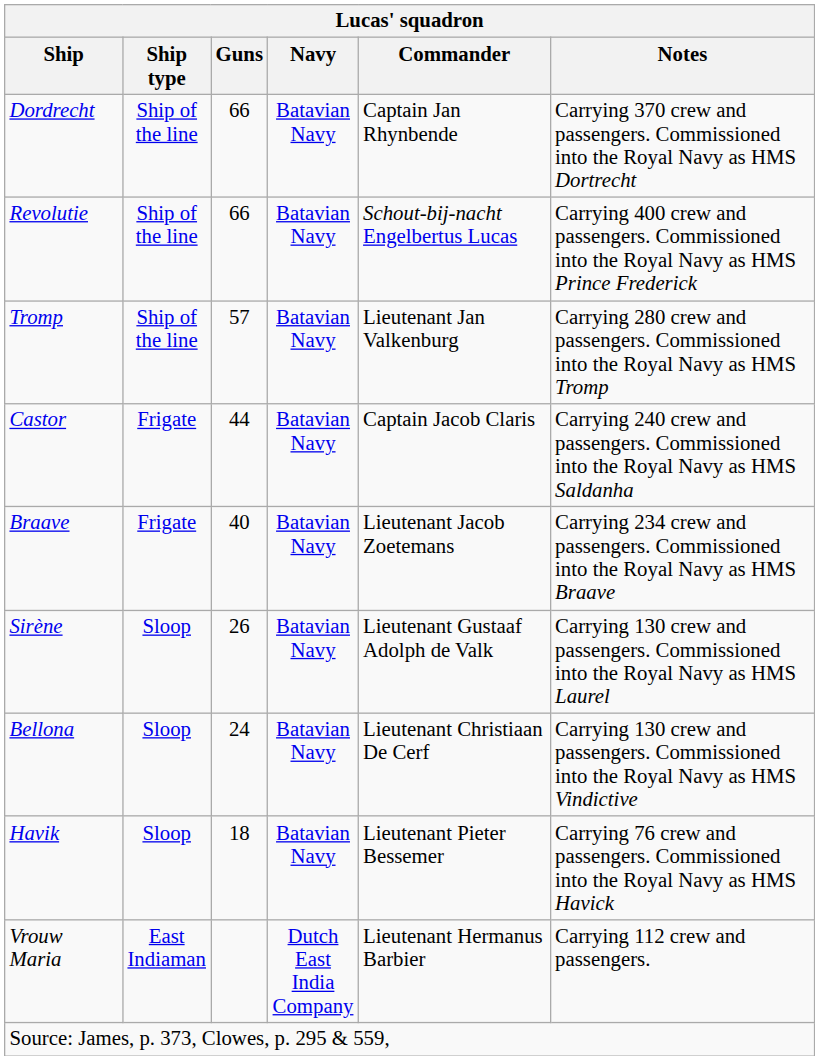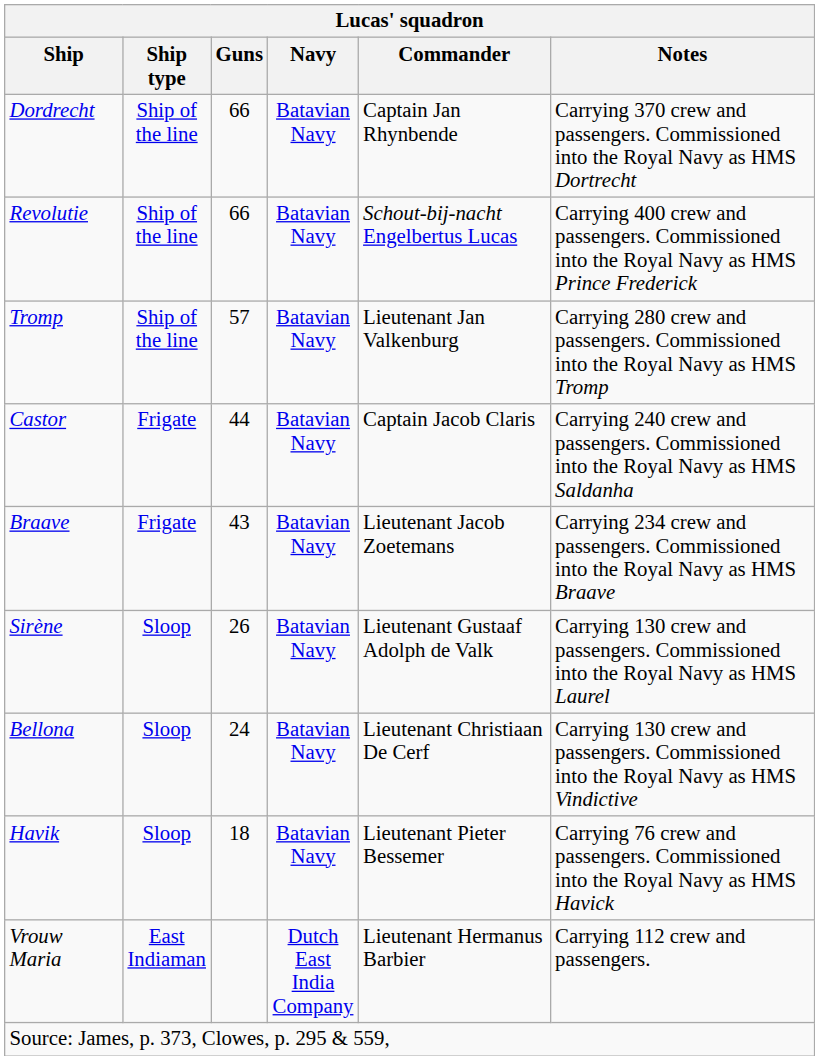(239, 523) 40 -> (239, 523) 43
